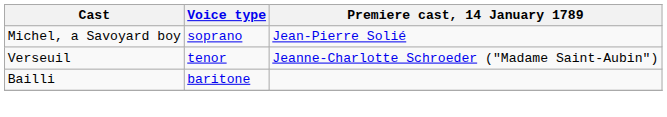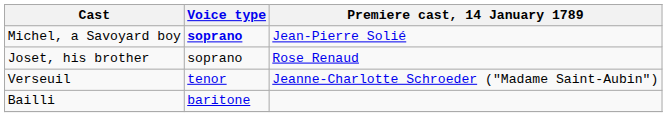(215, 37) normal -> (215, 37) bold
+ row: (79, 58)
